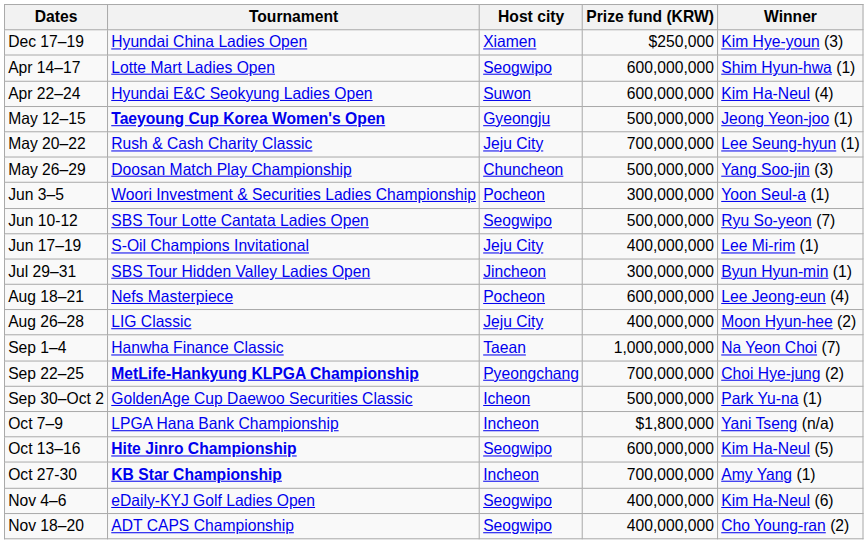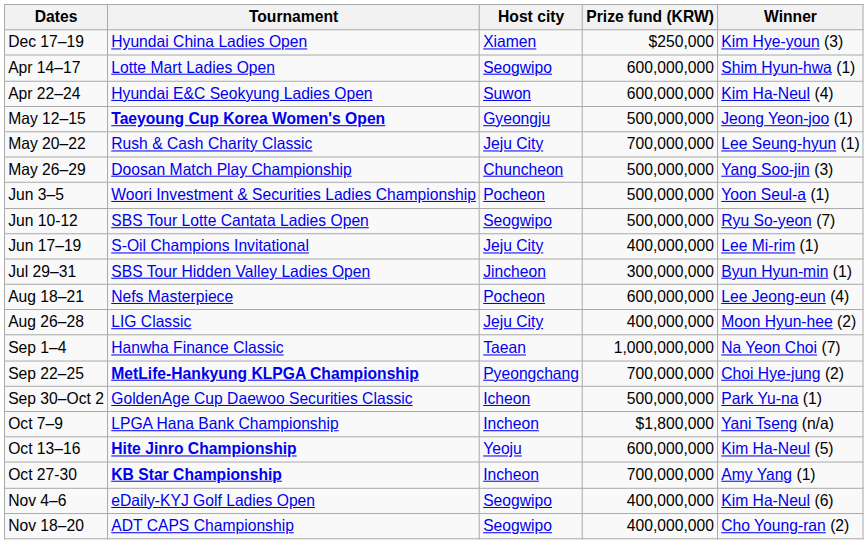(670, 194) 300,000,000 -> (670, 194) 500,000,000
(518, 449) Seogwipo -> (502, 449) Yeoju
